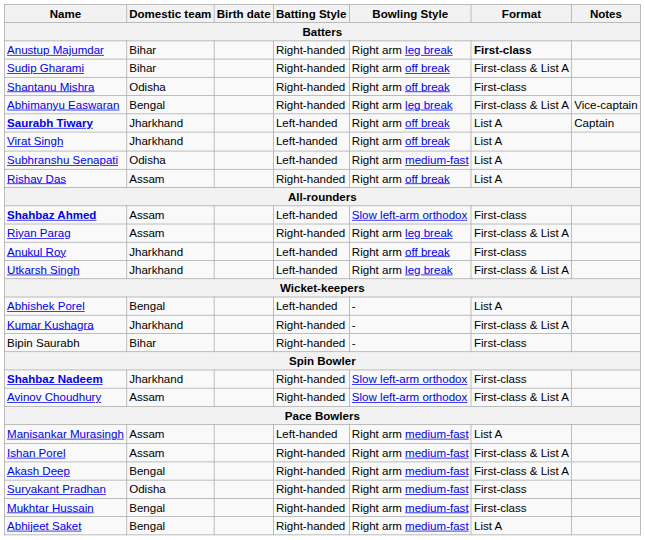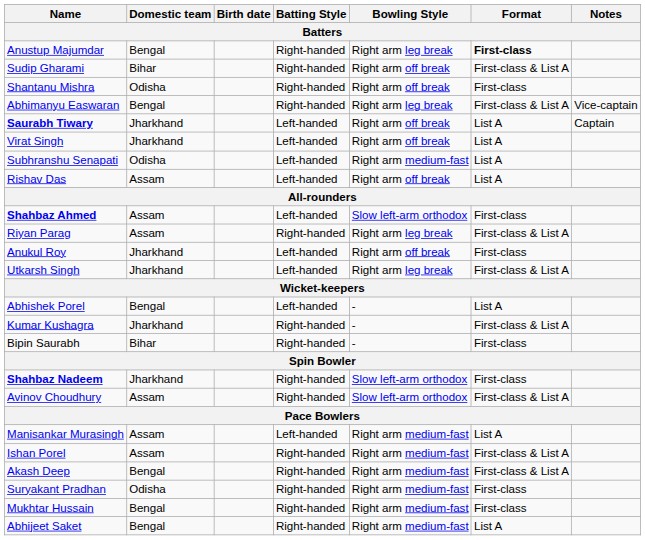(143, 50) Bihar -> (147, 50) Bengal
(311, 178) Right-handed -> (307, 178) Left-handed
